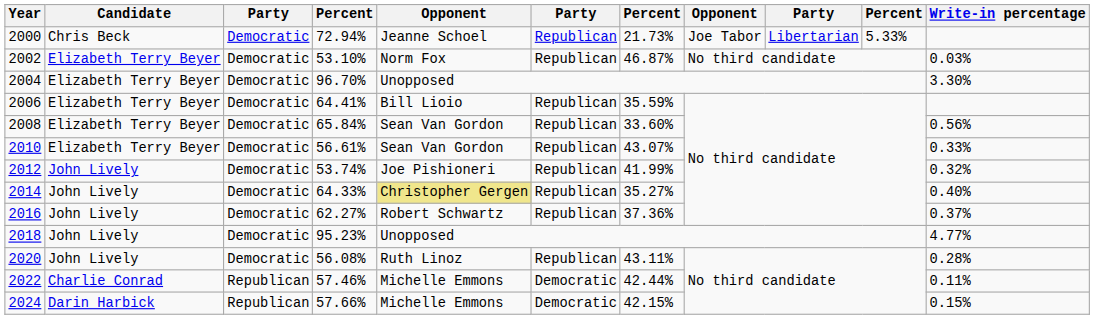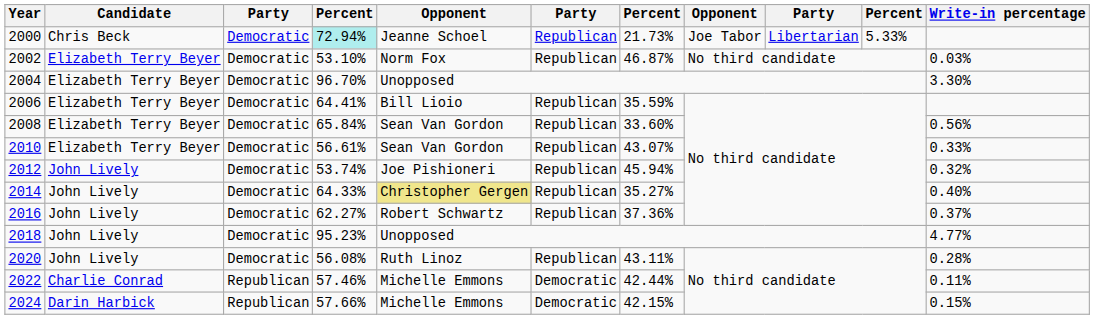(341, 38) no background -> (341, 38) paleturquoise background
(648, 171) 41.99% -> (648, 171) 45.94%
